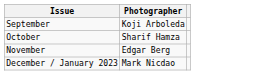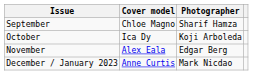+ column: (148, 11)
(153, 24) Koji Arboleda -> (208, 24) Sharif Hamza
(151, 37) Sharif Hamza -> (210, 37) Koji Arboleda
